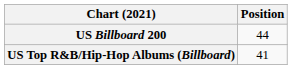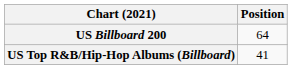(263, 34) 44 -> (263, 34) 64
